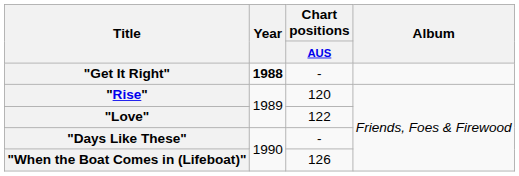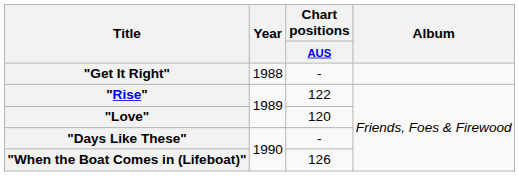(268, 73) bold -> (268, 73) normal
(319, 95) 120 -> (319, 95) 122
(319, 116) 122 -> (319, 116) 120
